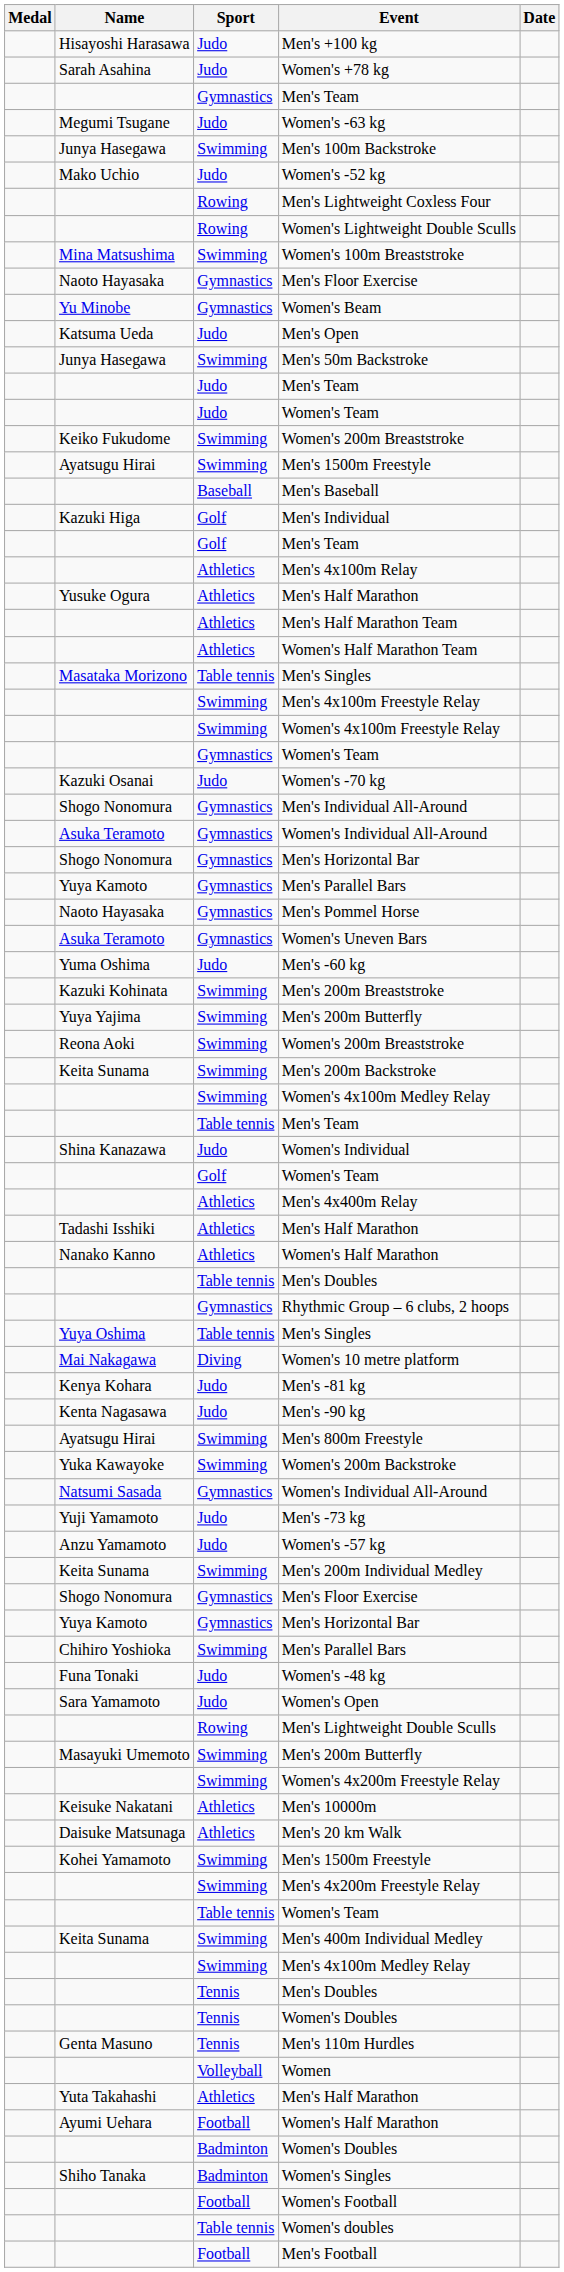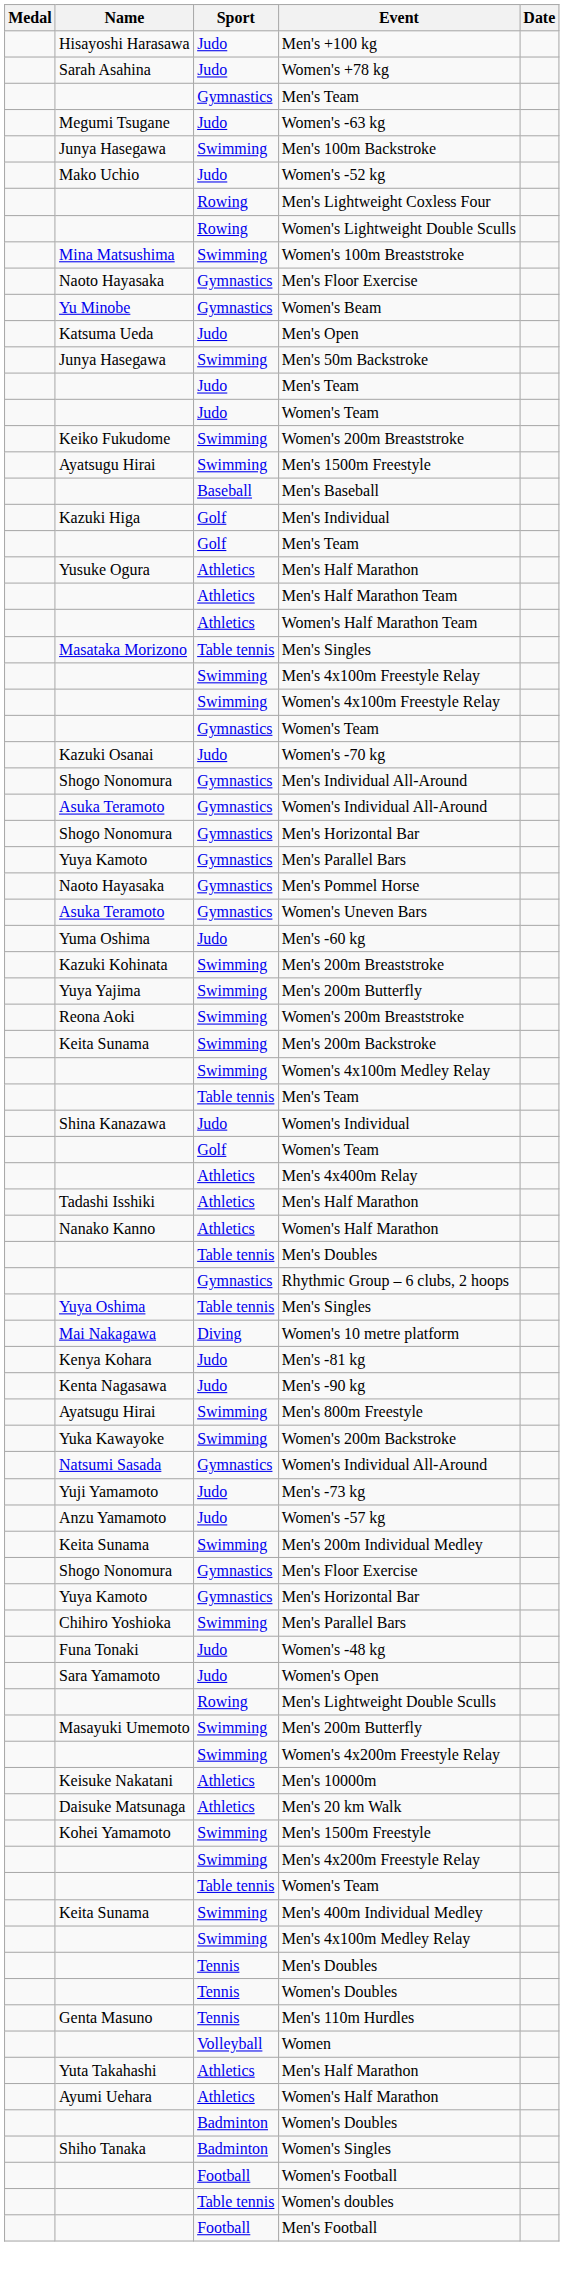- row: (124, 570)
(224, 2123) Football -> (226, 2096) Athletics
